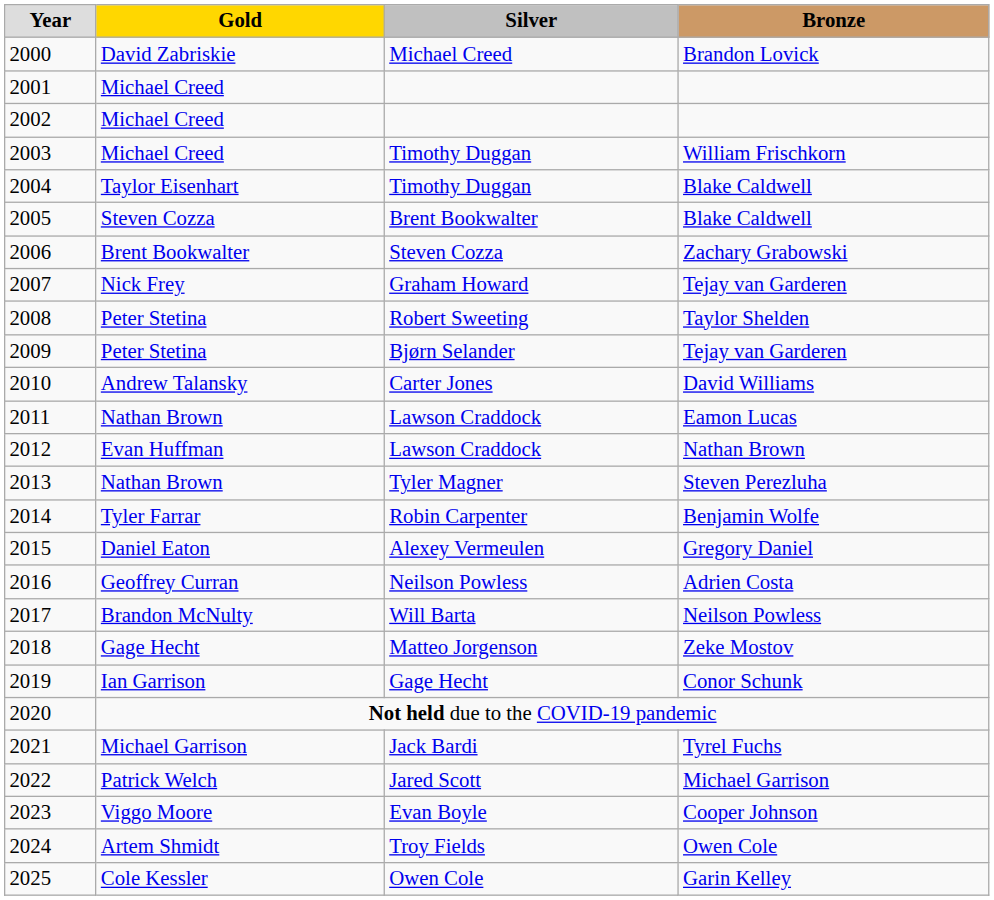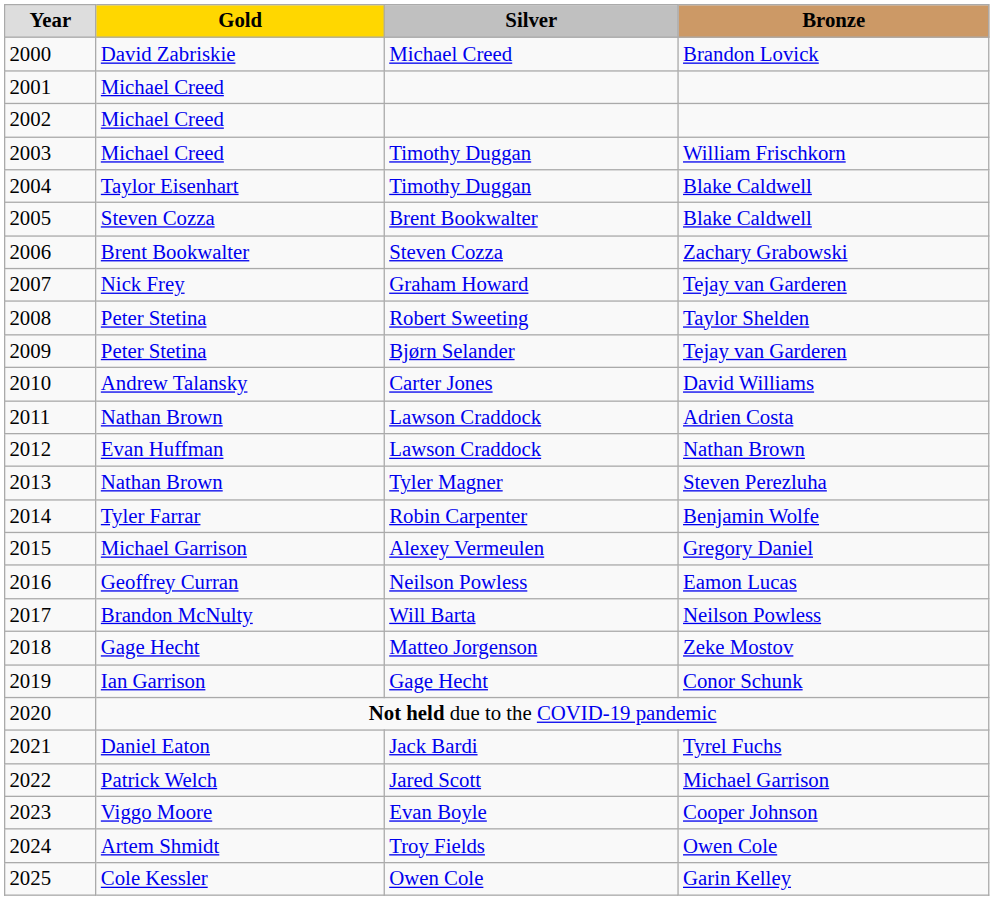(740, 416) Eamon Lucas -> (738, 416) Adrien Costa
(155, 548) Daniel Eaton -> (174, 548) Michael Garrison
(738, 581) Adrien Costa -> (740, 581) Eamon Lucas
(174, 746) Michael Garrison -> (155, 746) Daniel Eaton
